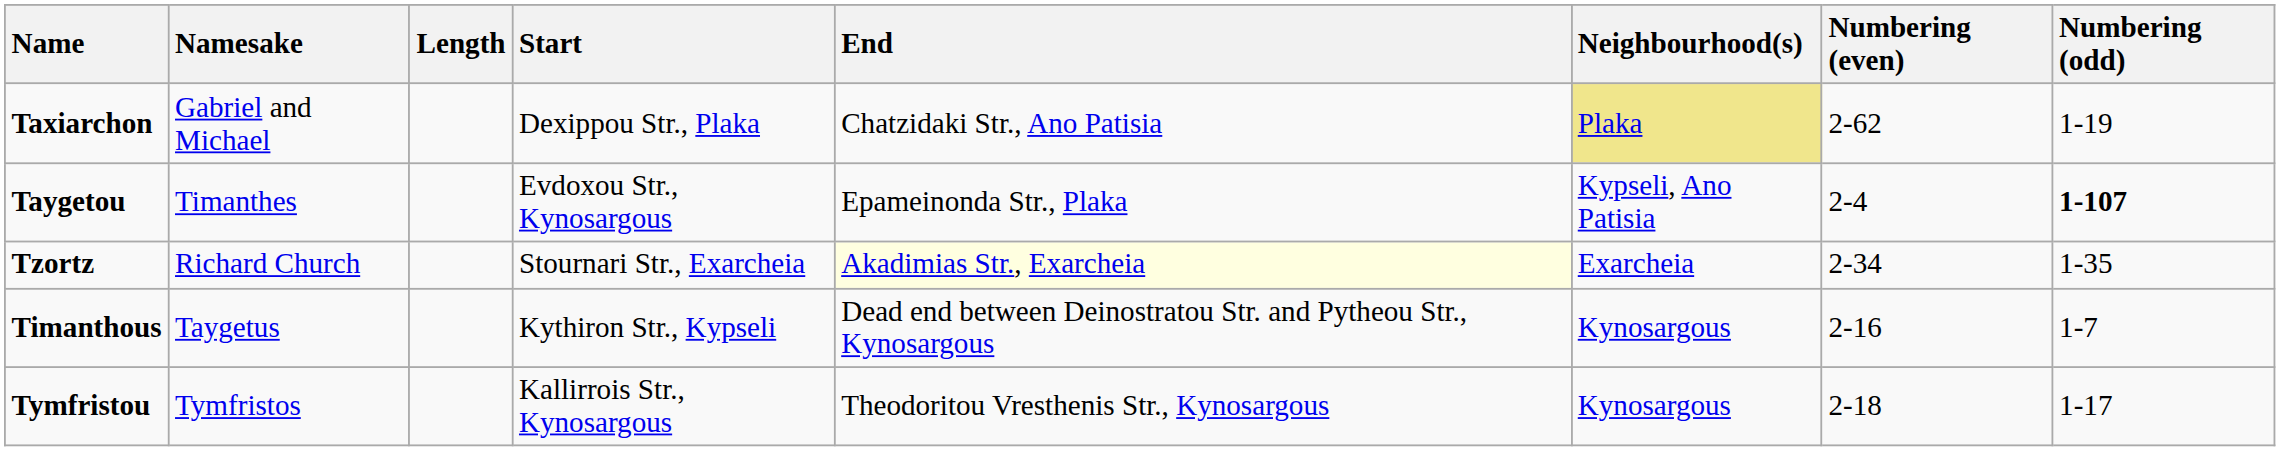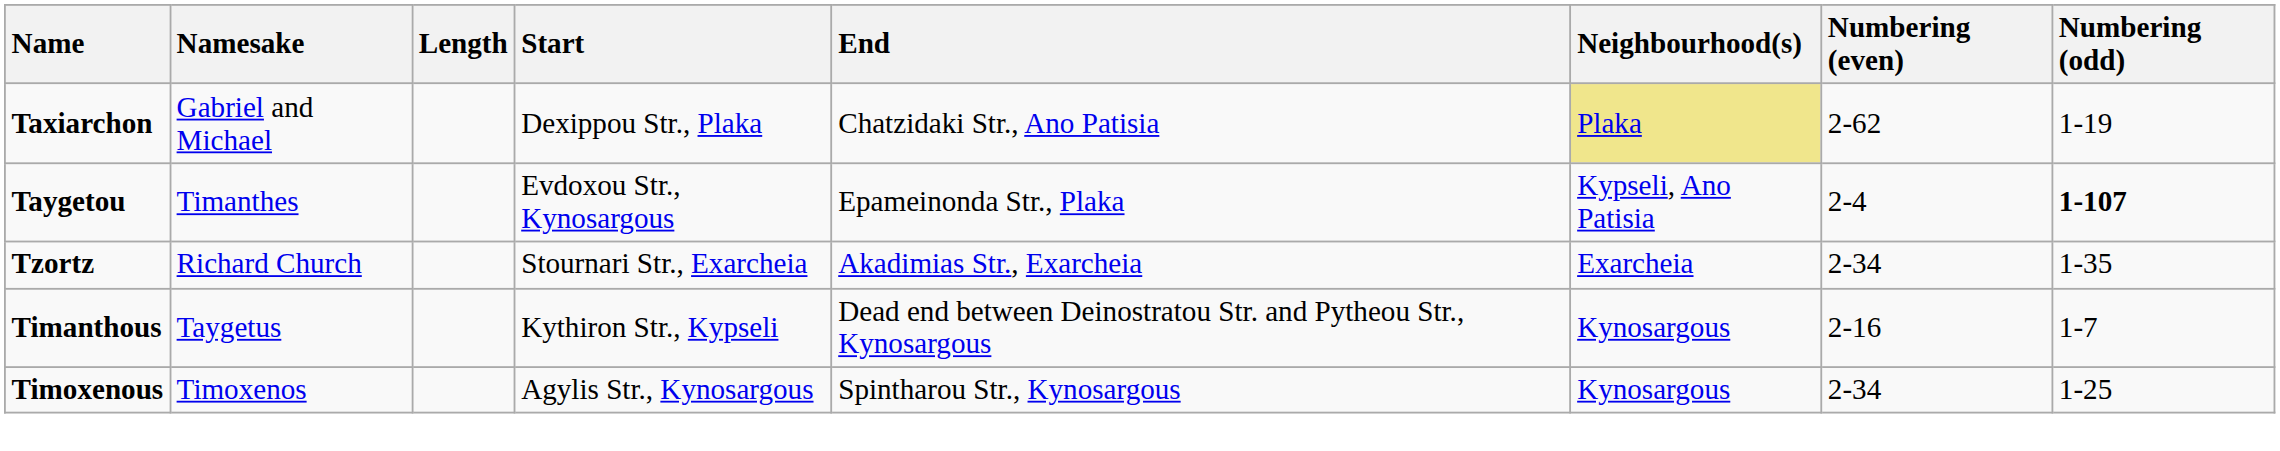(993, 264) lightyellow background -> (990, 264) no background
+ row: (87, 389)
- row: (81, 405)
